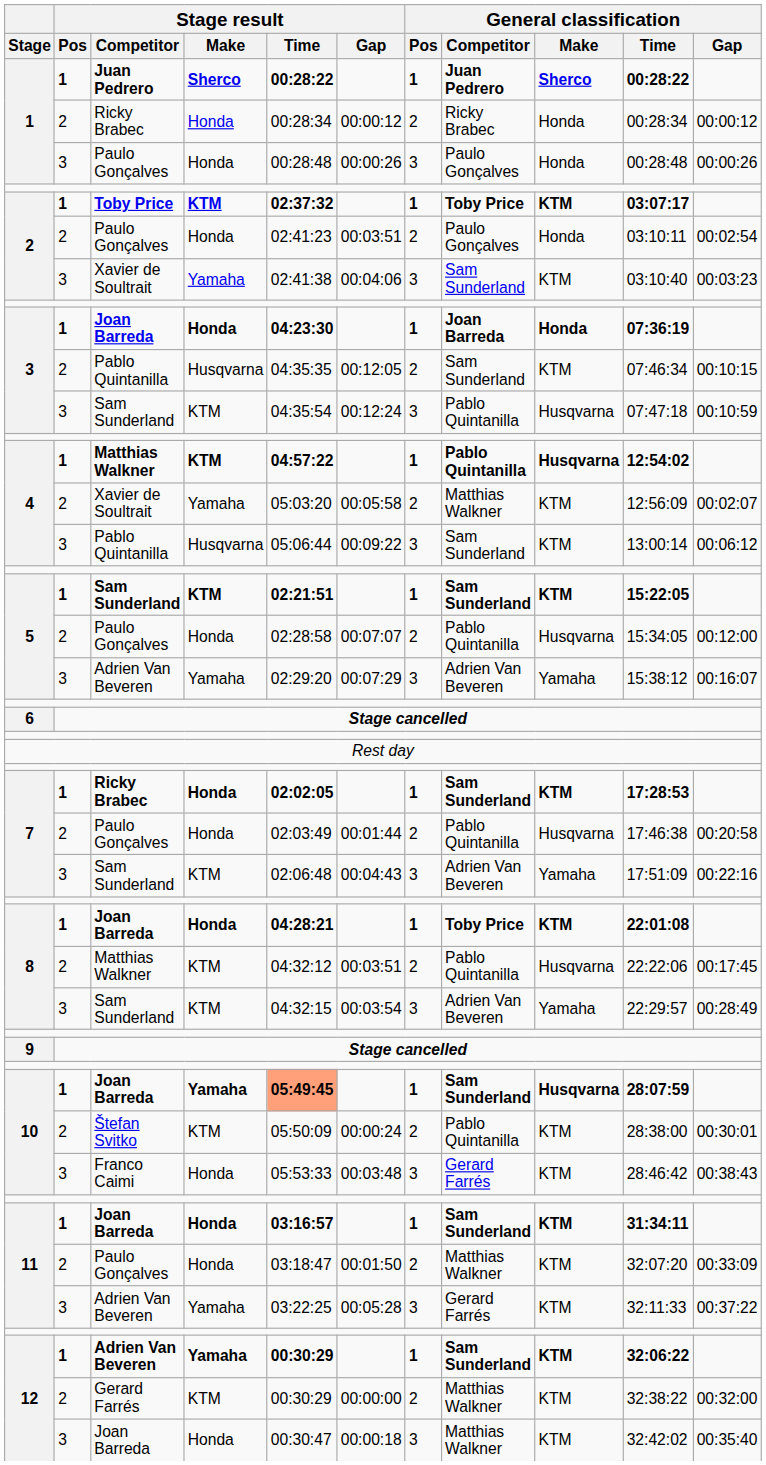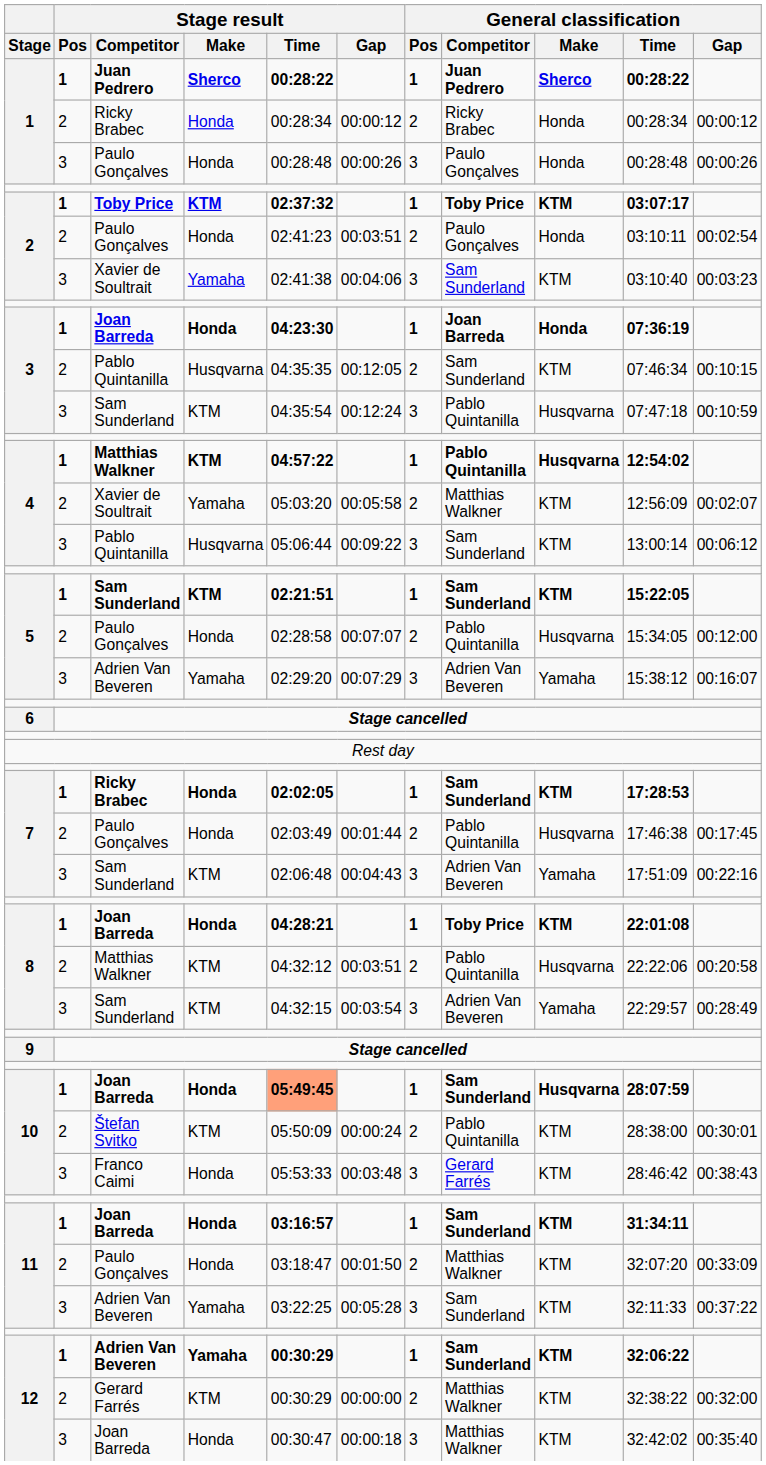(727, 833) 00:20:58 -> (727, 833) 00:17:45
(727, 966) 00:17:45 -> (727, 966) 00:20:58
(217, 1090) Yamaha -> (212, 1090) Honda
(469, 1307) Gerard Farrés -> (485, 1307) Sam Sunderland
